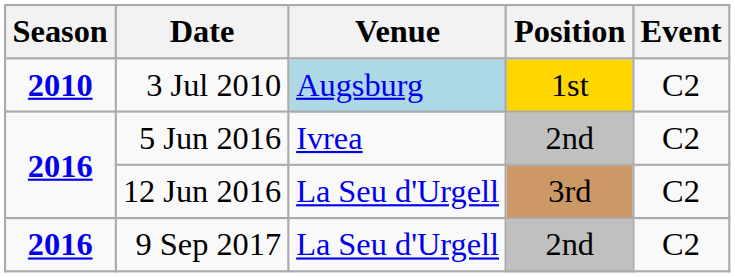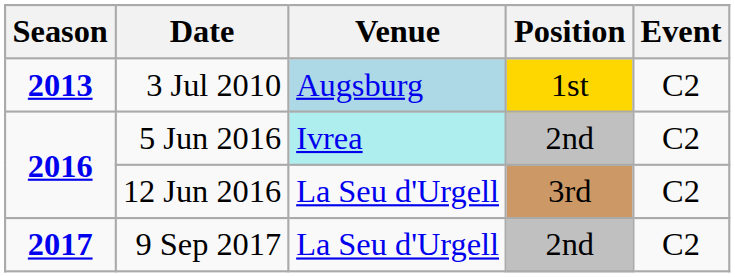(60, 84) 2010 -> (60, 84) 2013
(329, 138) no background -> (329, 138) paleturquoise background
(60, 244) 2016 -> (60, 244) 2017
